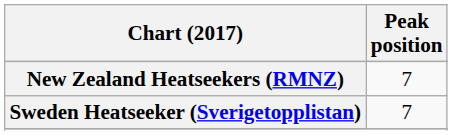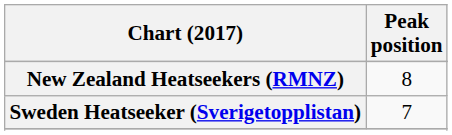(407, 78) 7 -> (407, 78) 8
